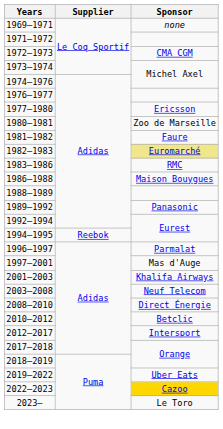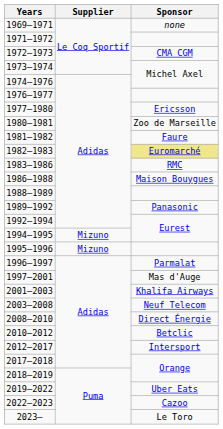(93, 235) Reebok -> (93, 235) Mizuno
+ row: (30, 249)
(175, 389) gold background -> (175, 403) no background
